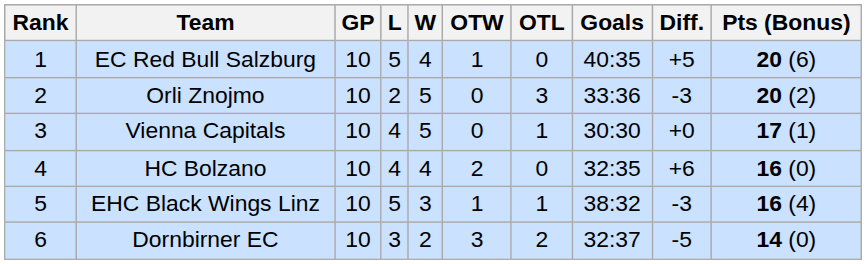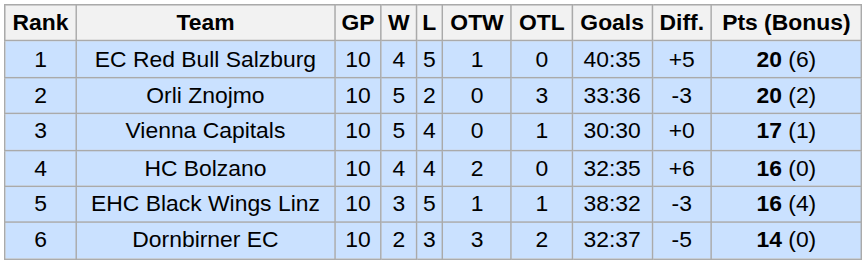columns swapped: (425, 22) <-> (395, 22)
